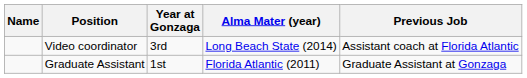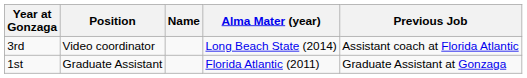columns swapped: (23, 21) <-> (175, 21)
